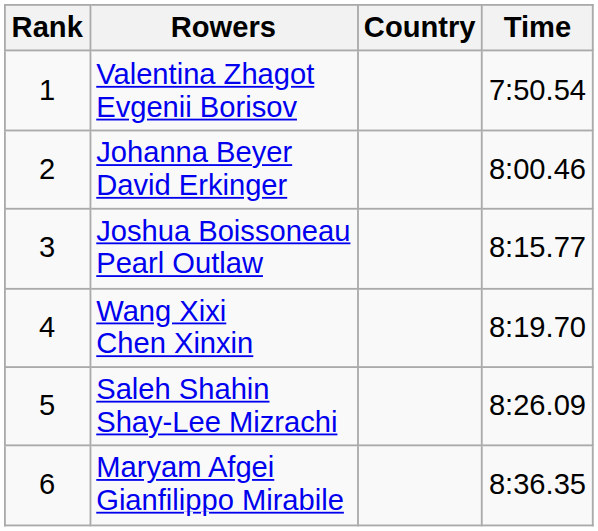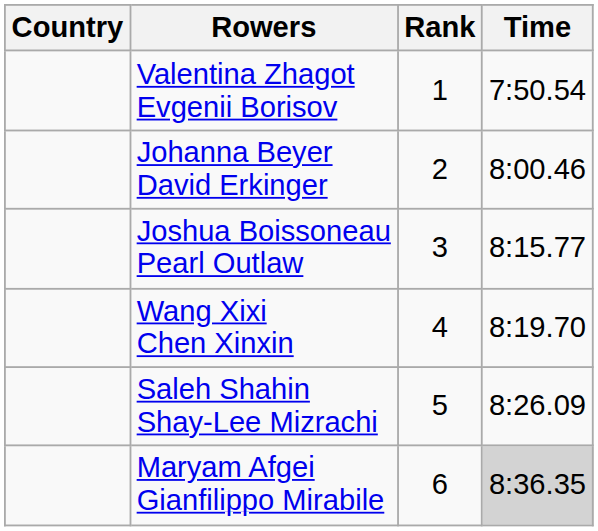columns swapped: (47, 27) <-> (420, 27)
(537, 484) no background -> (537, 484) lightgrey background
